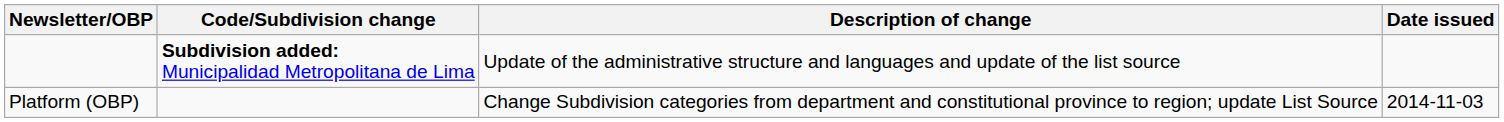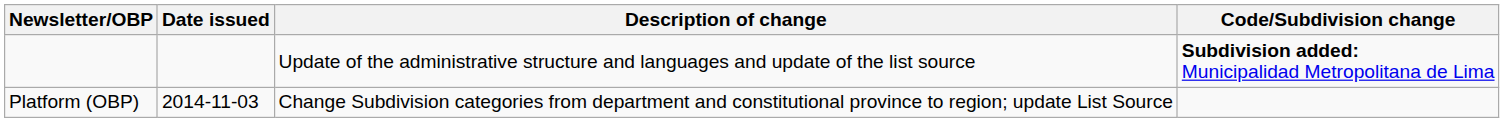columns swapped: (1441, 19) <-> (318, 19)
